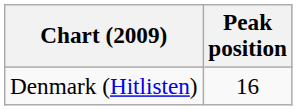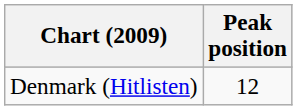(248, 85) 16 -> (248, 85) 12
